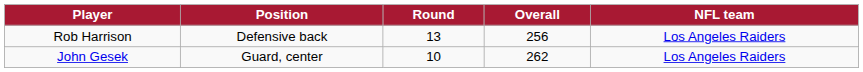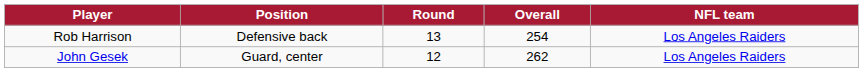(537, 36) 256 -> (537, 36) 254
(434, 57) 10 -> (434, 57) 12
